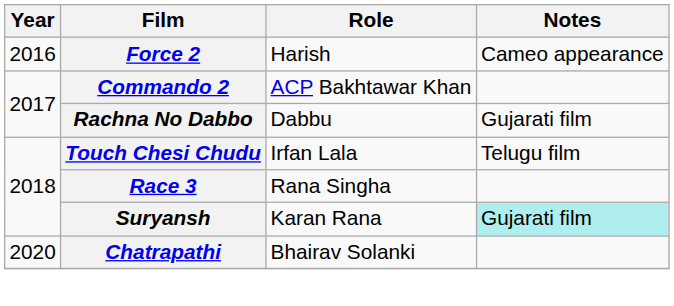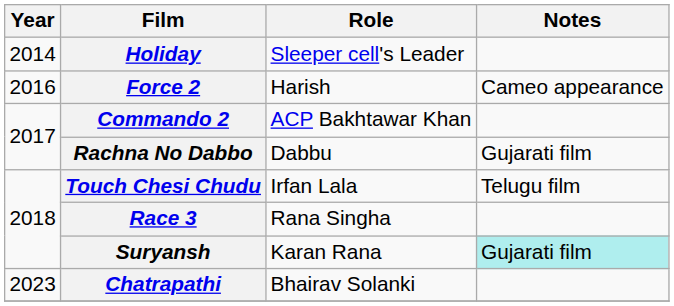+ row: (163, 53)
(33, 251) 2020 -> (33, 284) 2023
